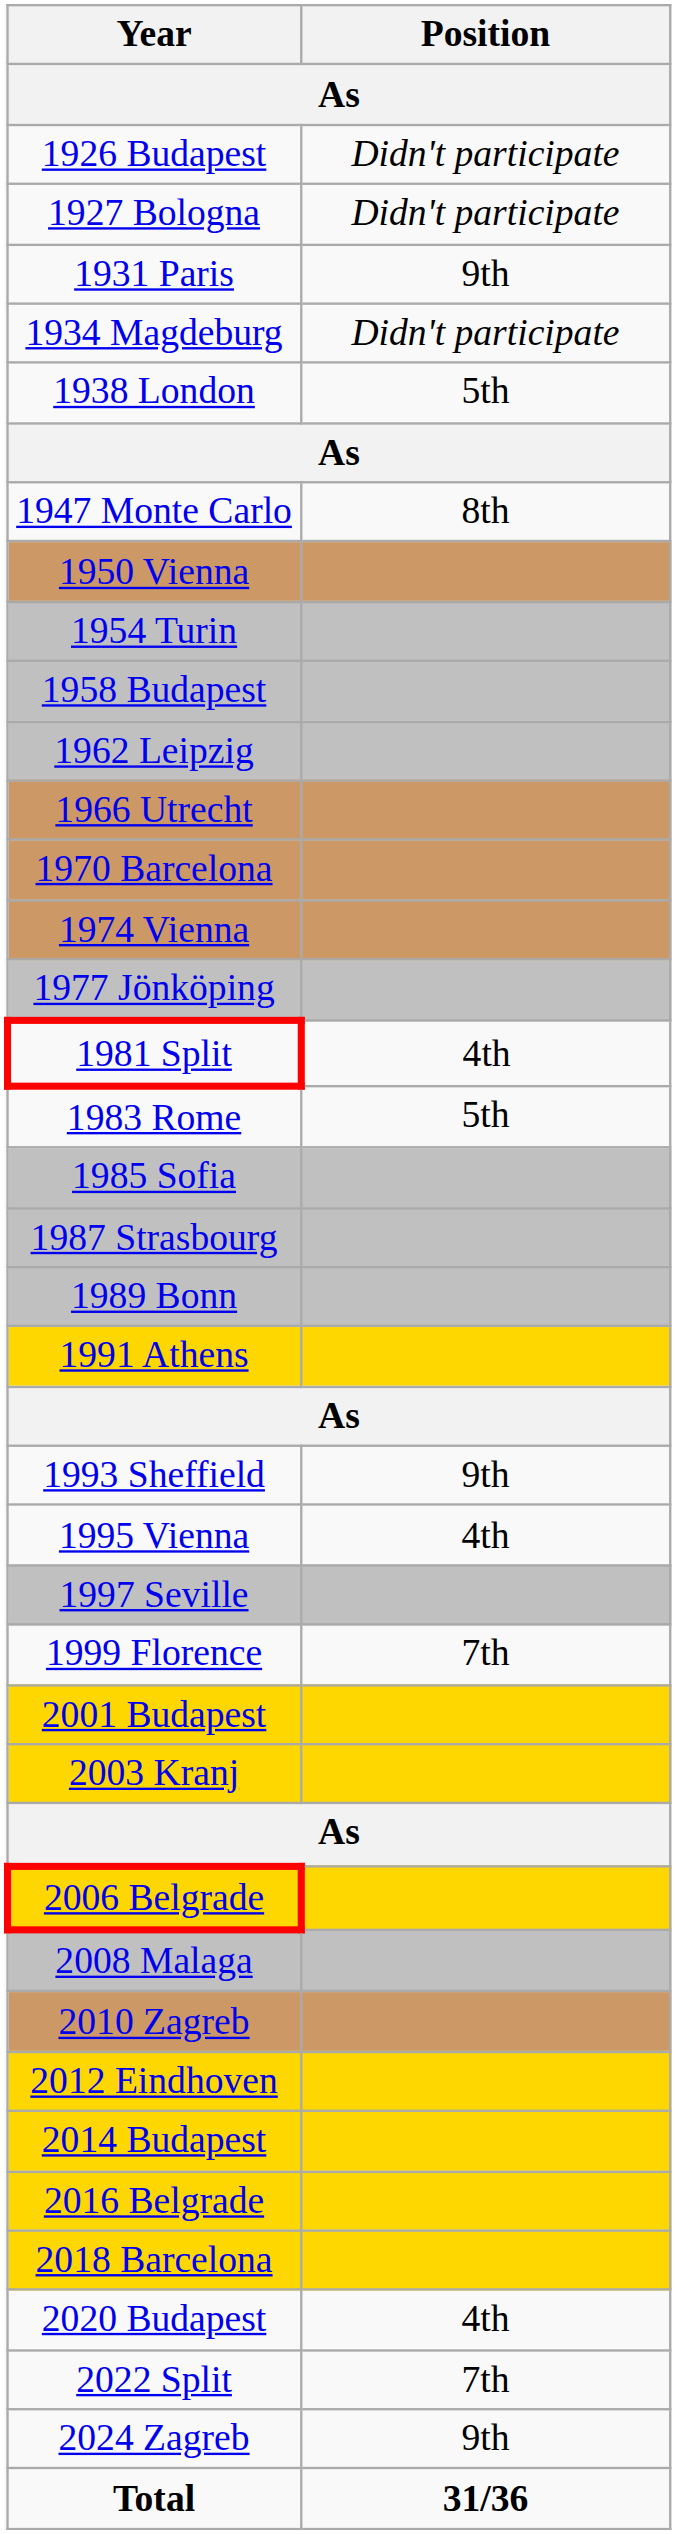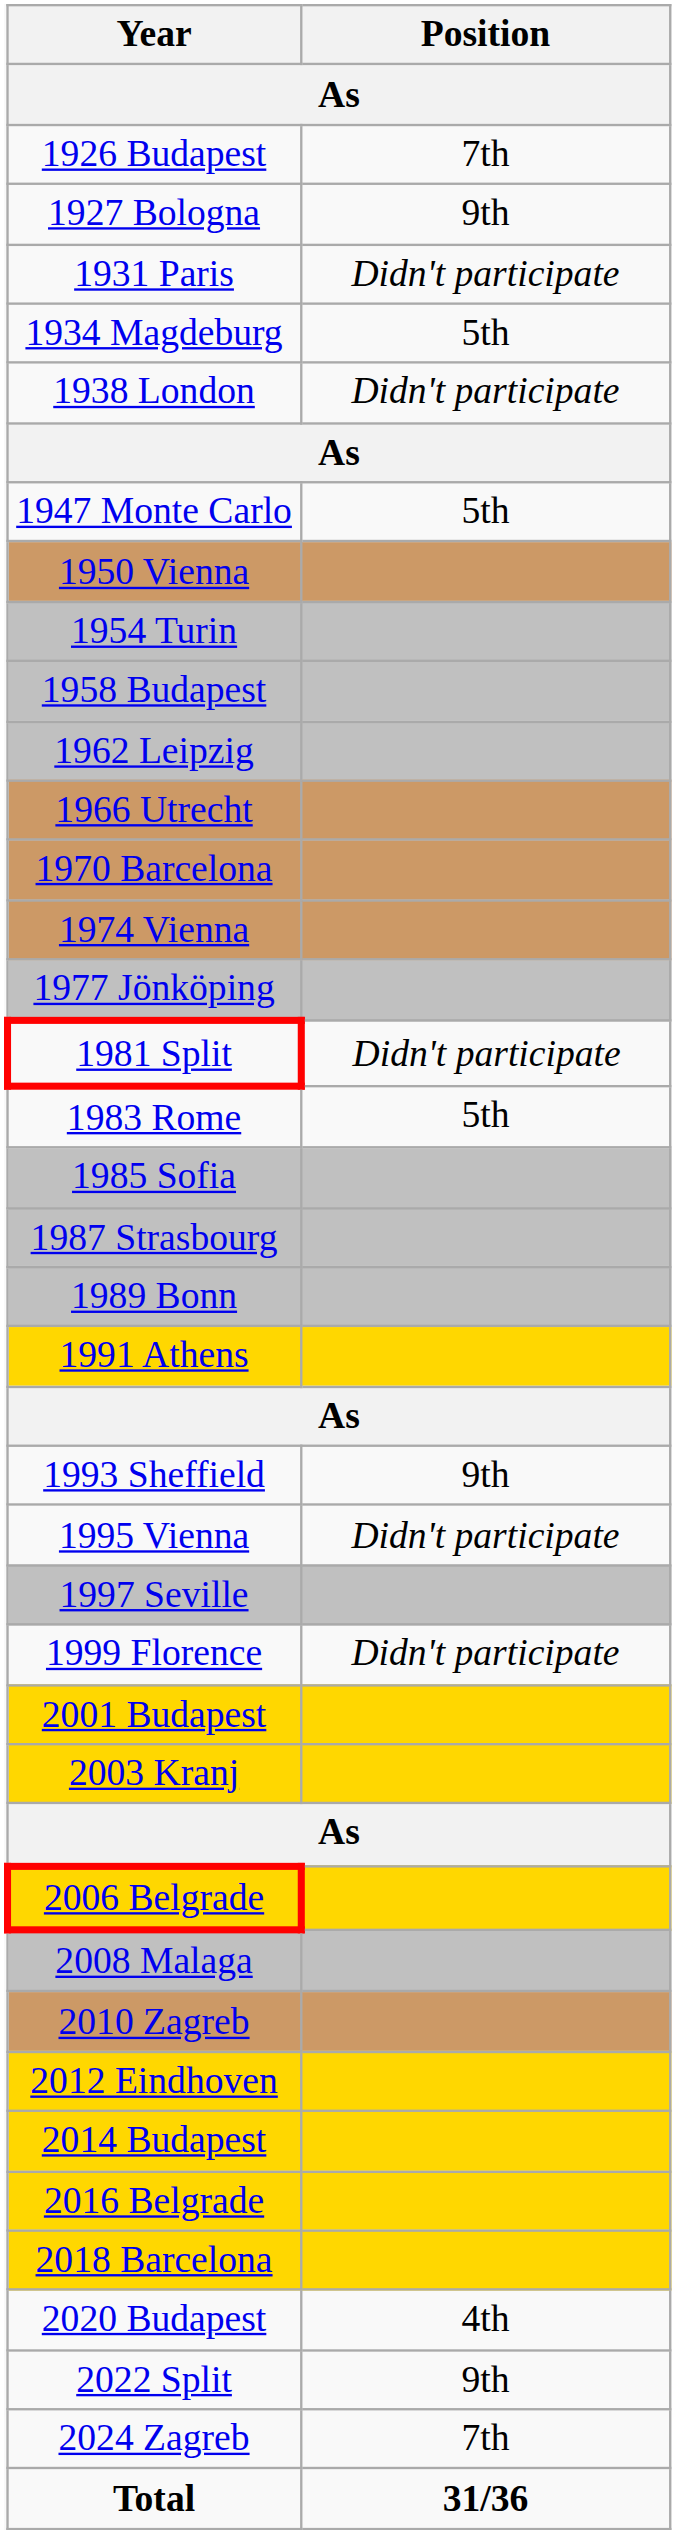(485, 153) Didn't participate -> (485, 153) 7th
(485, 213) Didn't participate -> (485, 213) 9th
(485, 272) 9th -> (485, 272) Didn't participate
(485, 332) Didn't participate -> (485, 332) 5th
(485, 392) 5th -> (485, 392) Didn't participate
(485, 511) 8th -> (485, 511) 5th
(487, 1052) 4th -> (487, 1052) Didn't participate
(485, 1534) 4th -> (485, 1534) Didn't participate
(485, 1653) 7th -> (485, 1653) Didn't participate
(485, 2378) 7th -> (485, 2378) 9th
(485, 2438) 9th -> (485, 2438) 7th
